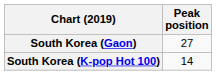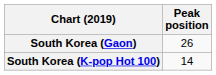(187, 43) 27 -> (187, 43) 26
